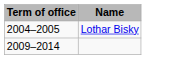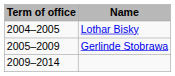+ row: (124, 46)
